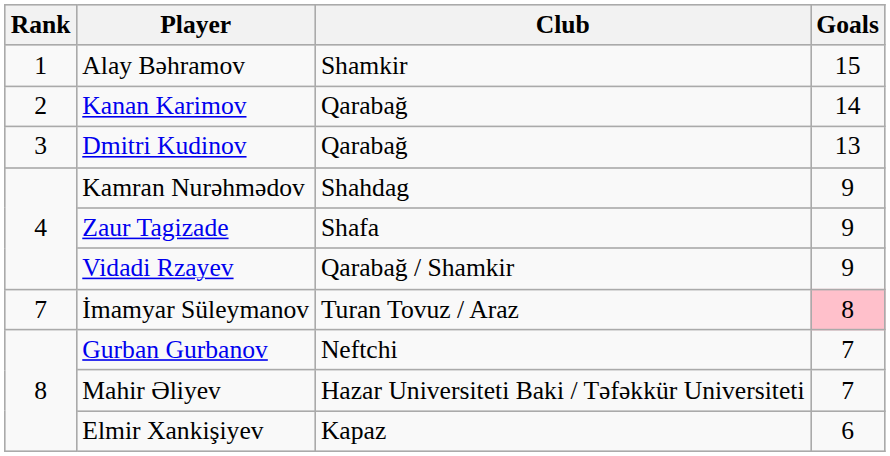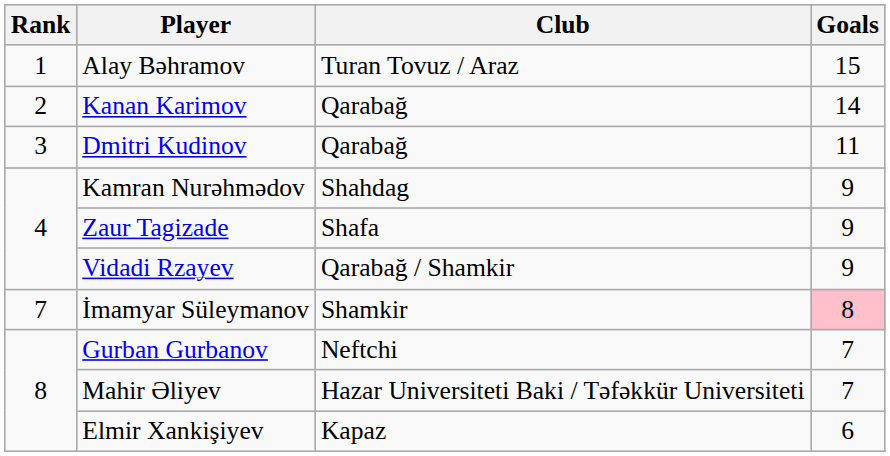(364, 65) Shamkir -> (420, 65) Turan Tovuz / Araz
(848, 146) 13 -> (848, 146) 11
(420, 308) Turan Tovuz / Araz -> (364, 308) Shamkir
